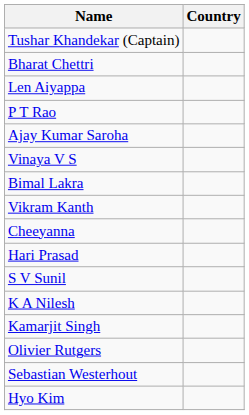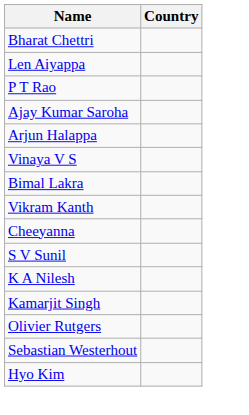- row: (94, 40)
+ row: (52, 135)
- row: (43, 254)
